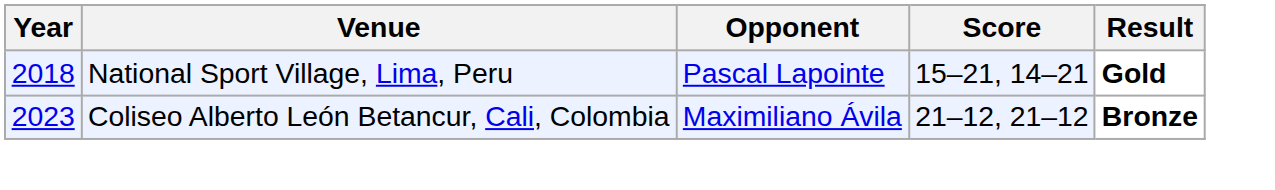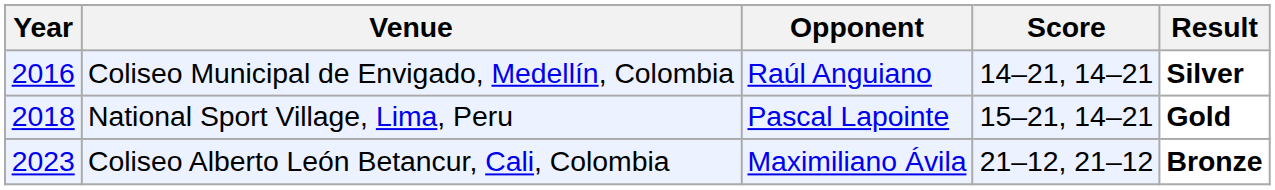+ row: (411, 73)
